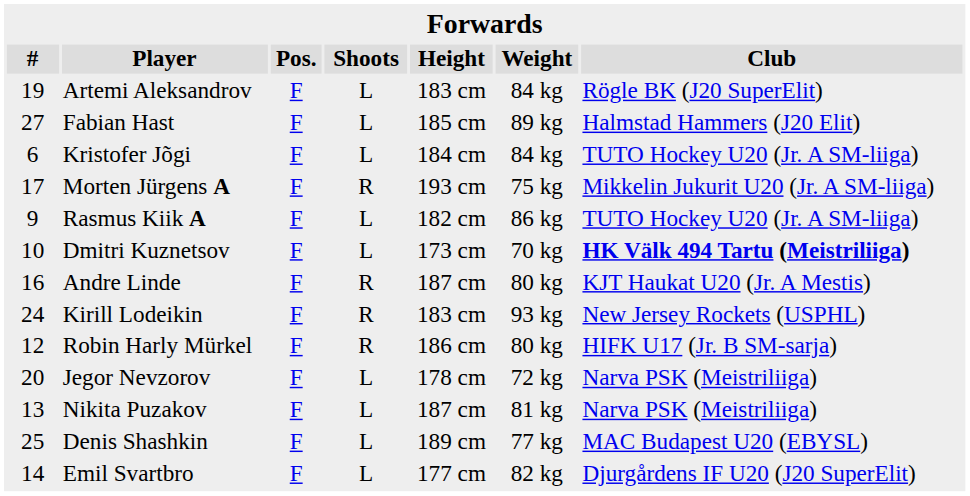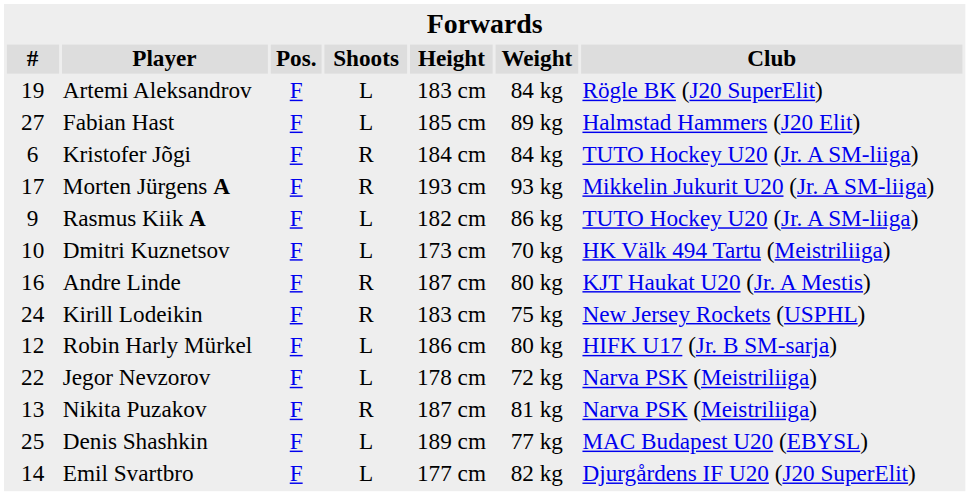(366, 154) L -> (366, 154) R
(537, 186) 75 kg -> (537, 186) 93 kg
(746, 250) bold -> (736, 250) normal
(537, 314) 93 kg -> (537, 314) 75 kg
(366, 345) R -> (366, 345) L
(33, 377) 20 -> (33, 377) 22
(366, 409) L -> (366, 409) R
